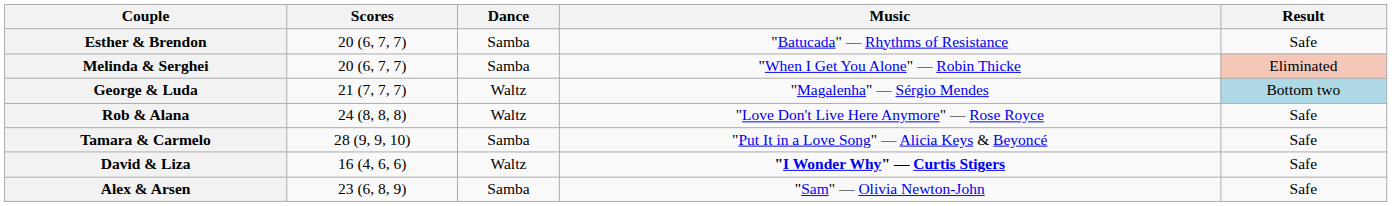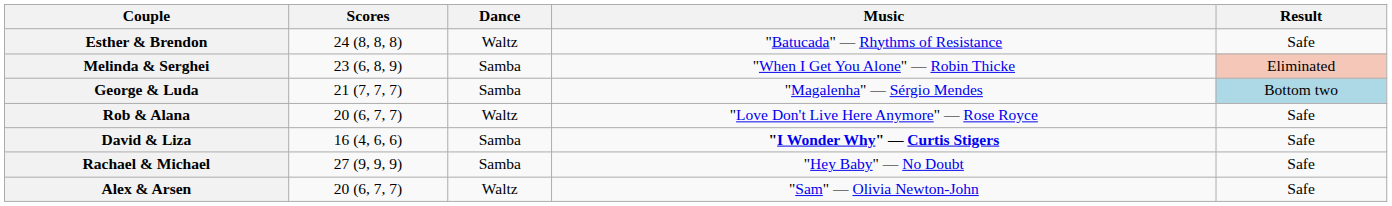(372, 41) 20 (6, 7, 7) -> (368, 41) 24 (8, 8, 8)
(508, 41) Samba -> (500, 41) Waltz
(372, 66) 20 (6, 7, 7) -> (368, 66) 23 (6, 8, 9)
(508, 90) Waltz -> (500, 90) Samba
(372, 115) 24 (8, 8, 8) -> (368, 115) 20 (6, 7, 7)
- row: (146, 139)
(508, 164) Waltz -> (500, 139) Samba
+ row: (146, 164)
(372, 189) 23 (6, 8, 9) -> (368, 189) 20 (6, 7, 7)
(508, 189) Samba -> (500, 189) Waltz
